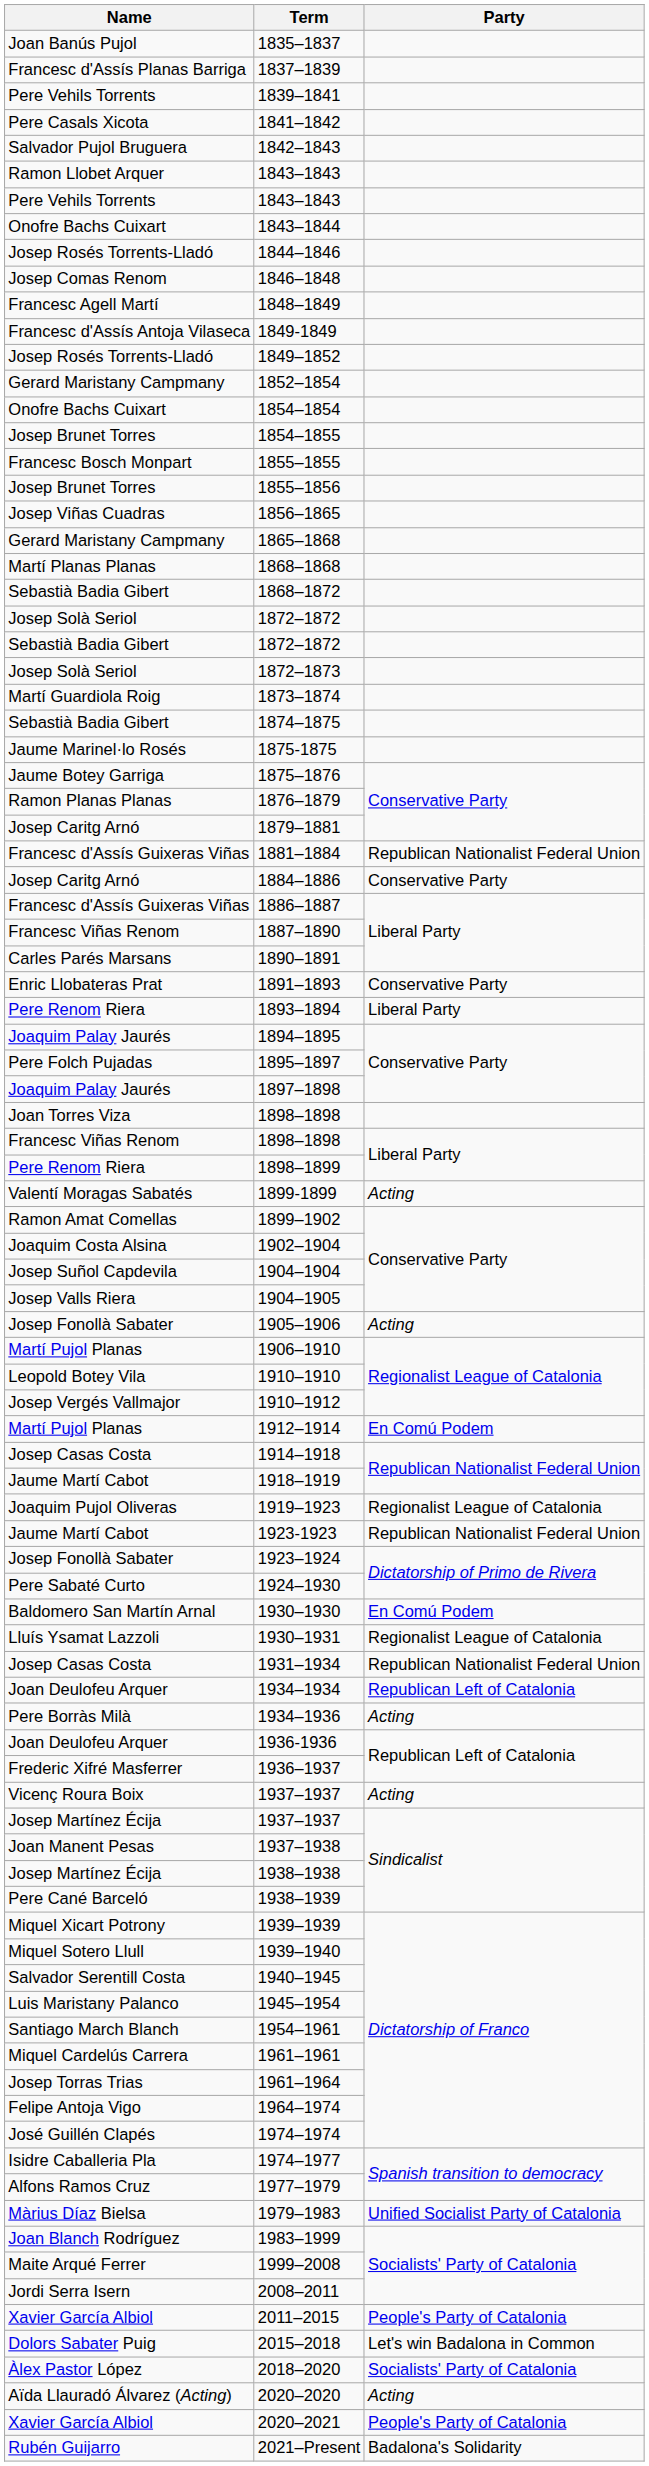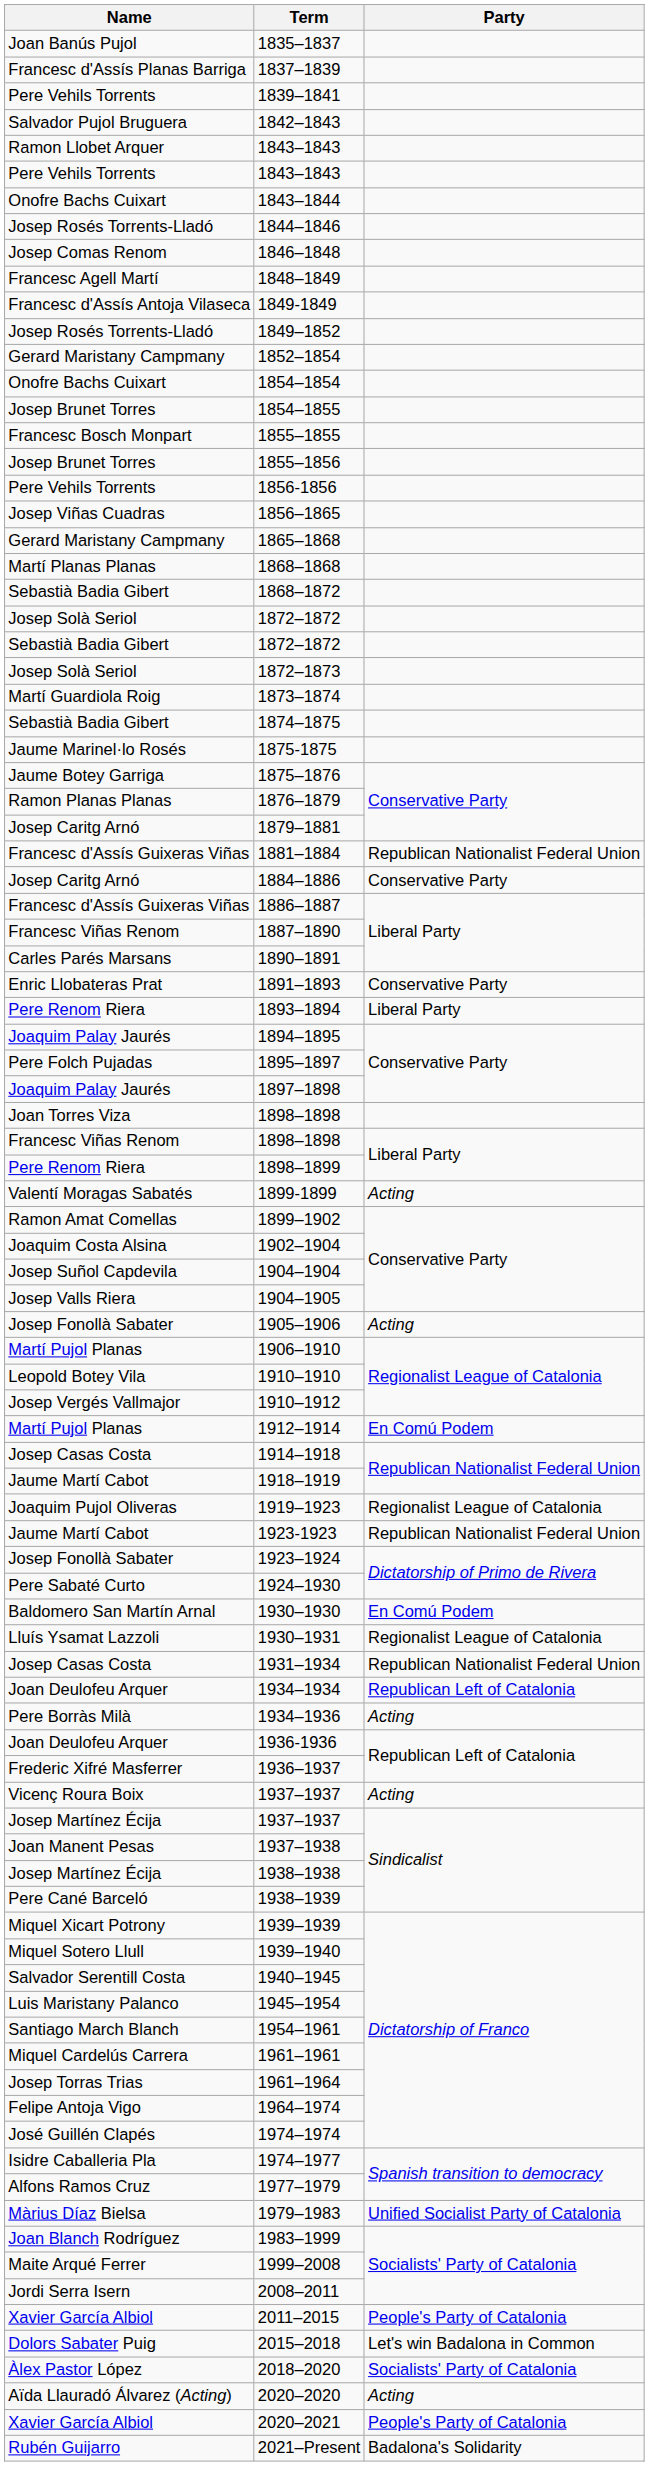- row: (78, 122)
+ row: (82, 488)
